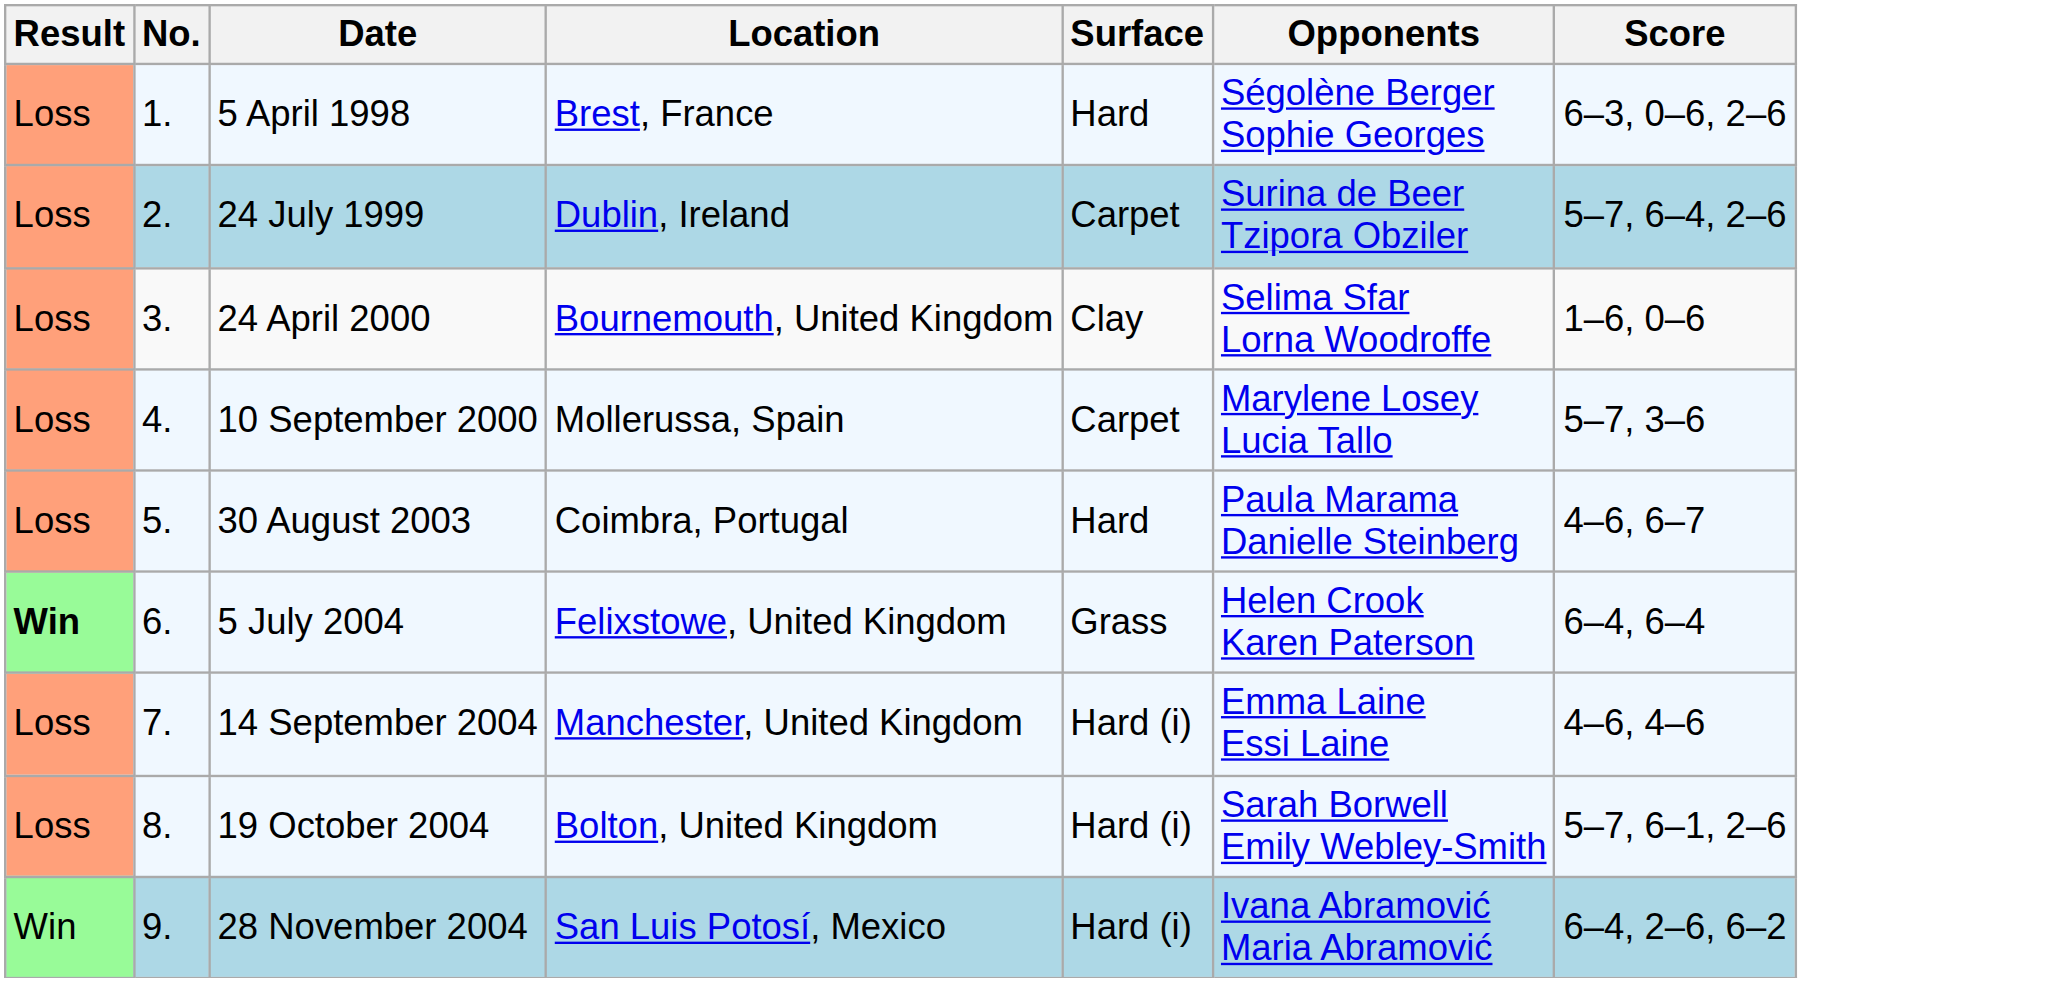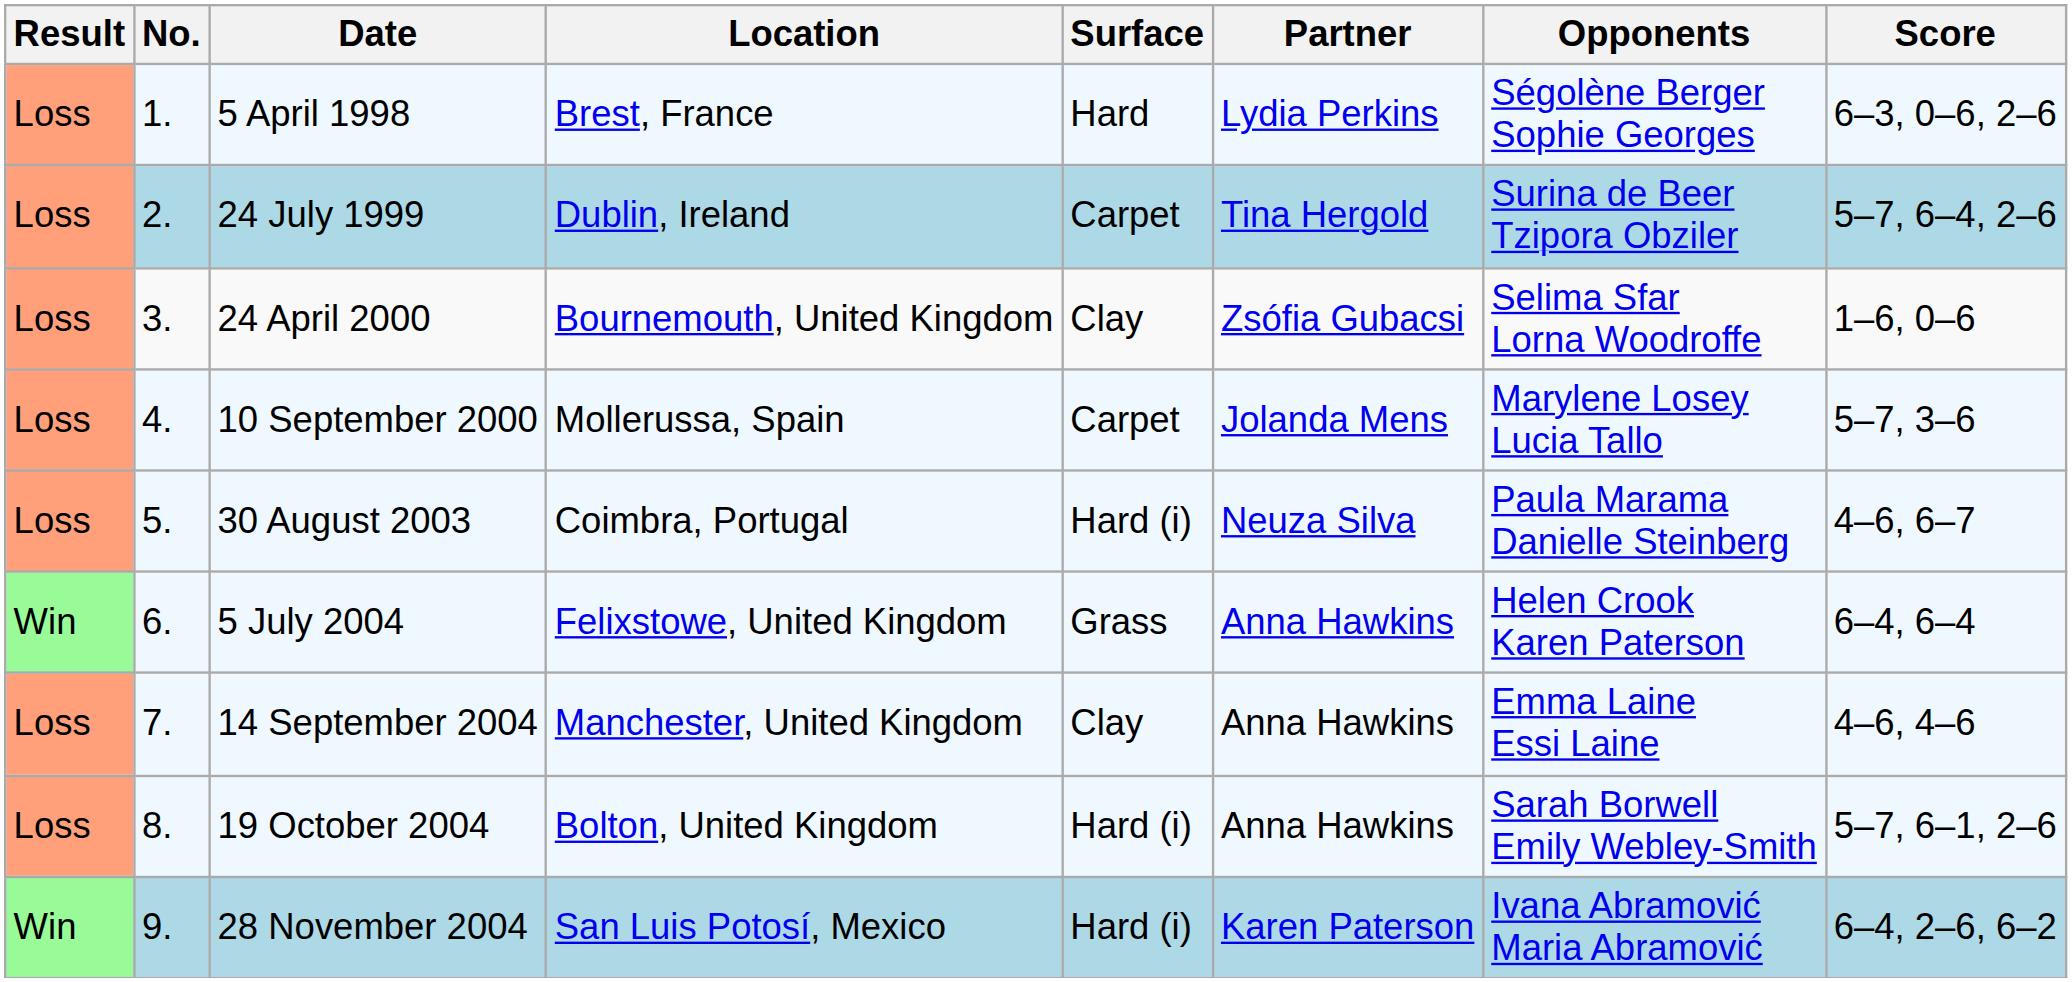+ column: (1348, 33)
(1110, 519) Hard -> (1131, 519) Hard (i)
(47, 621) bold -> (45, 621) normal
(1131, 722) Hard (i) -> (1107, 722) Clay
